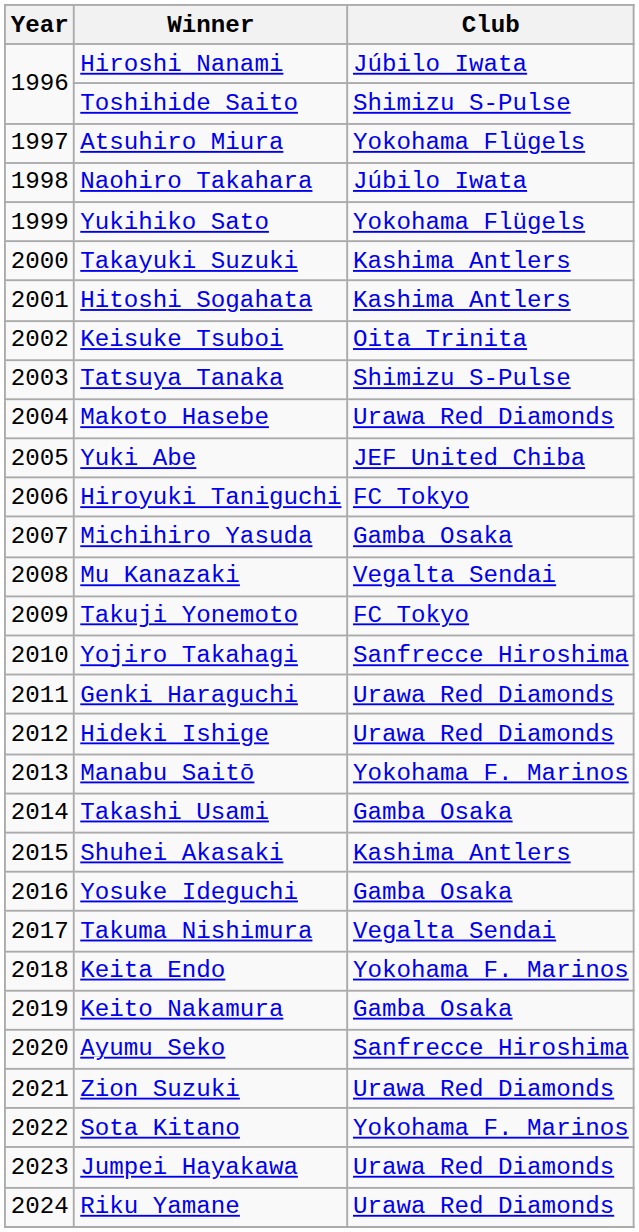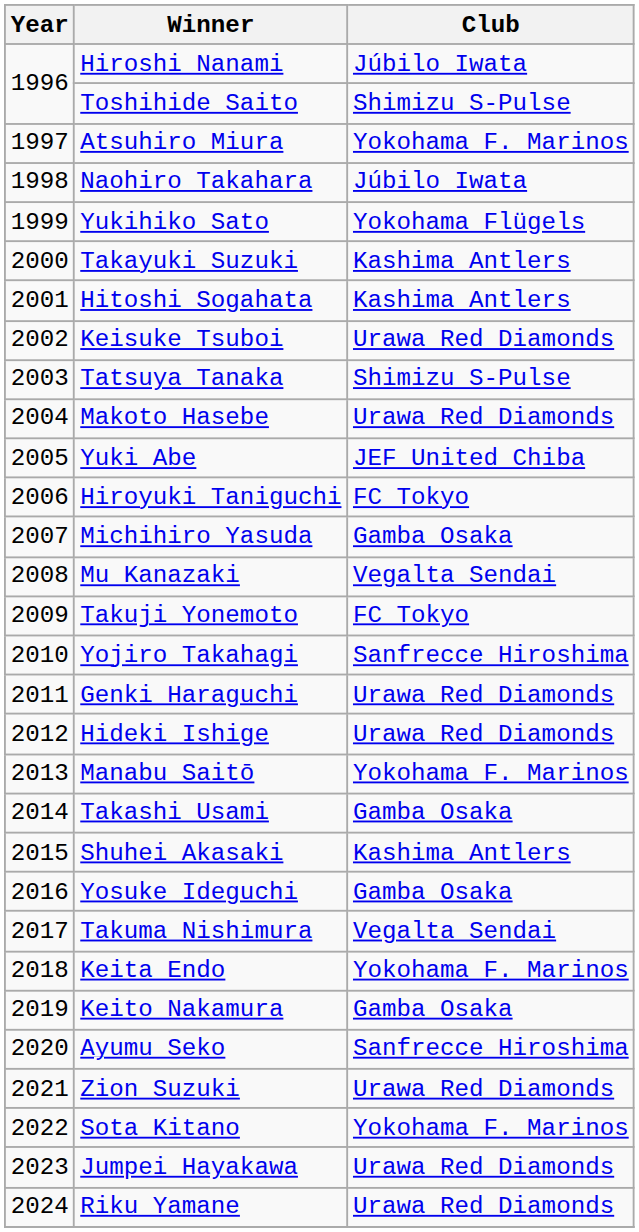(469, 143) Yokohama Flügels -> (491, 143) Yokohama F. Marinos
(440, 340) Oita Trinita -> (484, 340) Urawa Red Diamonds
